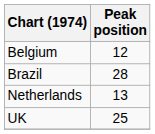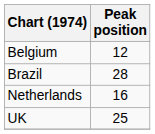(120, 96) 13 -> (120, 96) 16
